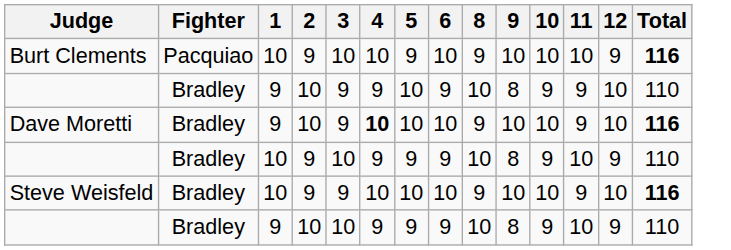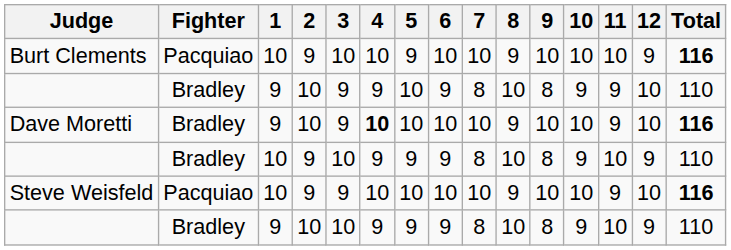+ column: (479, 21)
(208, 192) Bradley -> (208, 192) Pacquiao
